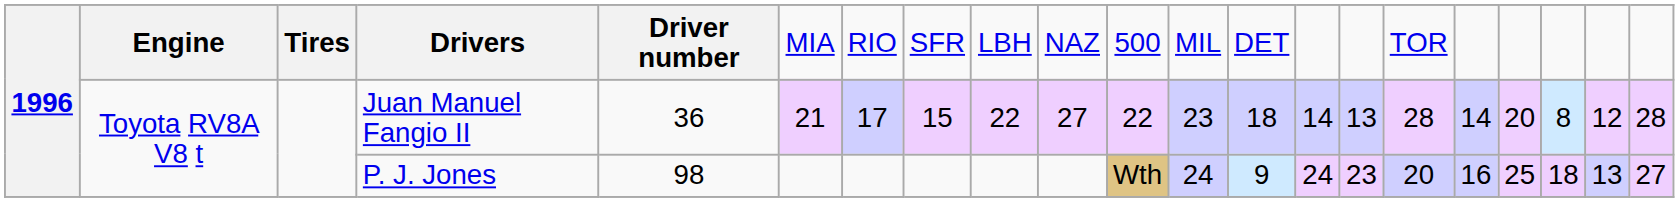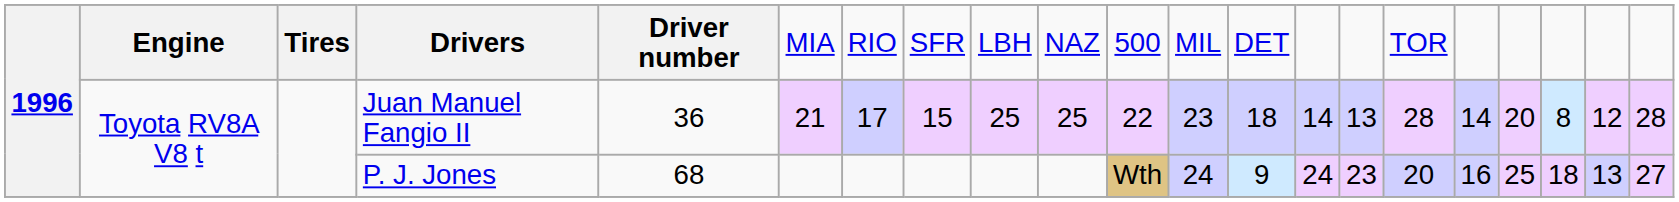(1005, 117) 22 -> (1005, 117) 25
(1072, 117) 27 -> (1072, 117) 25
(689, 176) 98 -> (689, 176) 68
